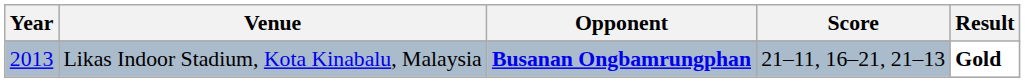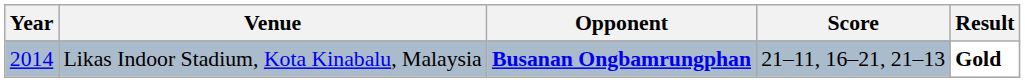(32, 58) 2013 -> (32, 58) 2014
